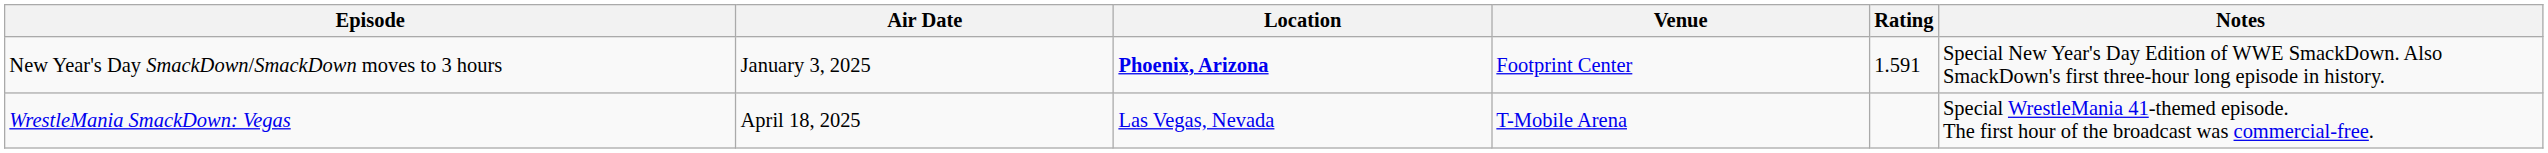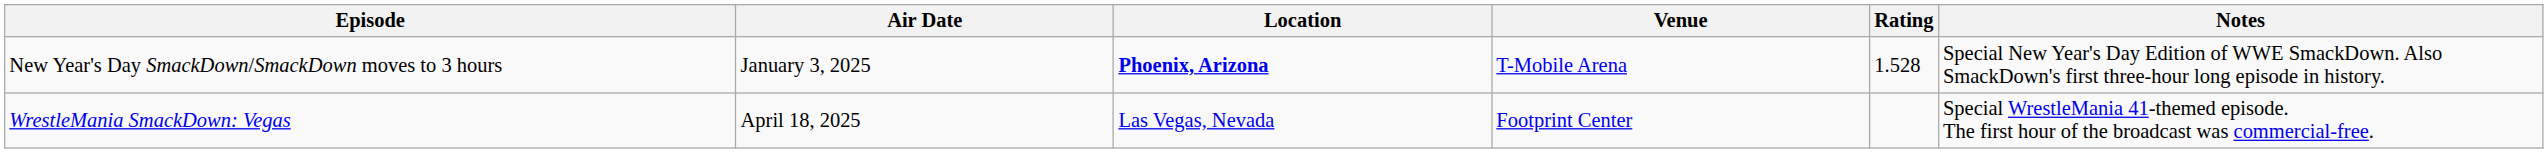(1564, 64) Footprint Center -> (1562, 64) T-Mobile Arena
(1897, 64) 1.591 -> (1897, 64) 1.528
(1562, 120) T-Mobile Arena -> (1564, 120) Footprint Center
